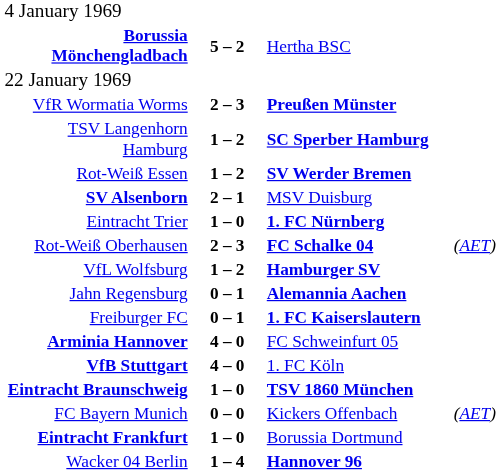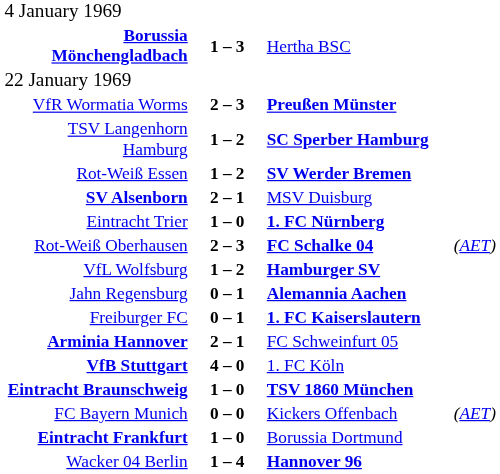(227, 45) 5 – 2 -> (227, 45) 1 – 3
(227, 341) 4 – 0 -> (227, 341) 2 – 1
